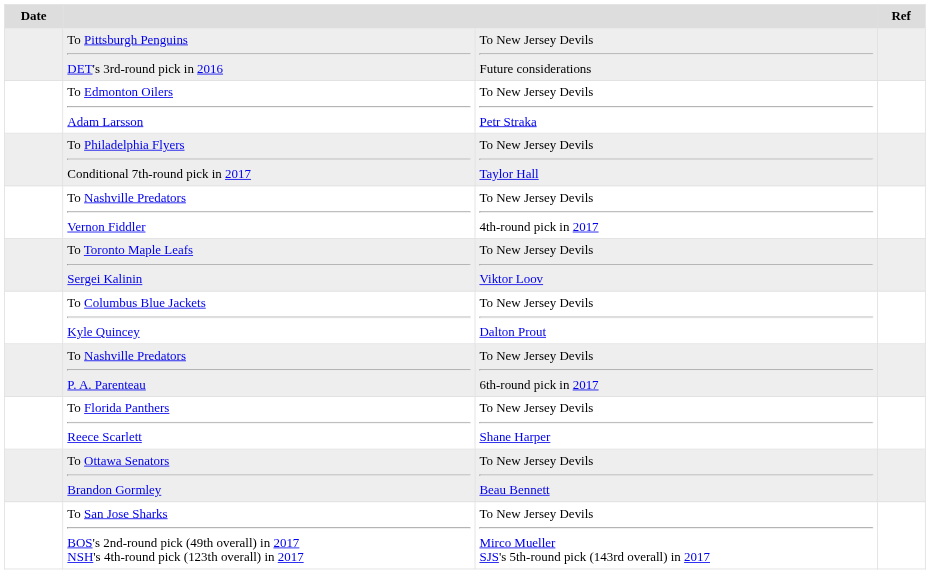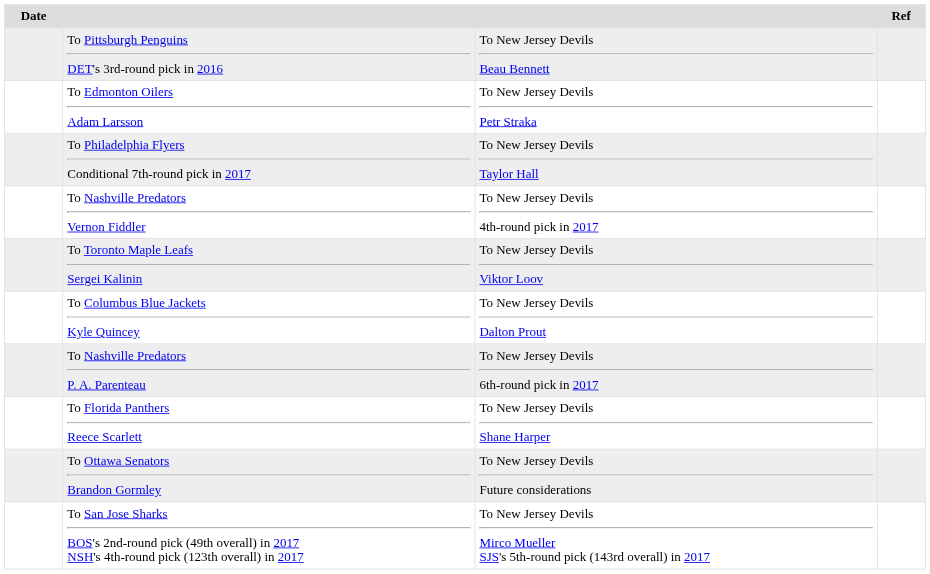(676, 54) To New Jersey Devils Future considerations -> (676, 54) To New Jersey Devils Beau Bennett
(676, 475) To New Jersey Devils Beau Bennett -> (676, 475) To New Jersey Devils Future considerations
